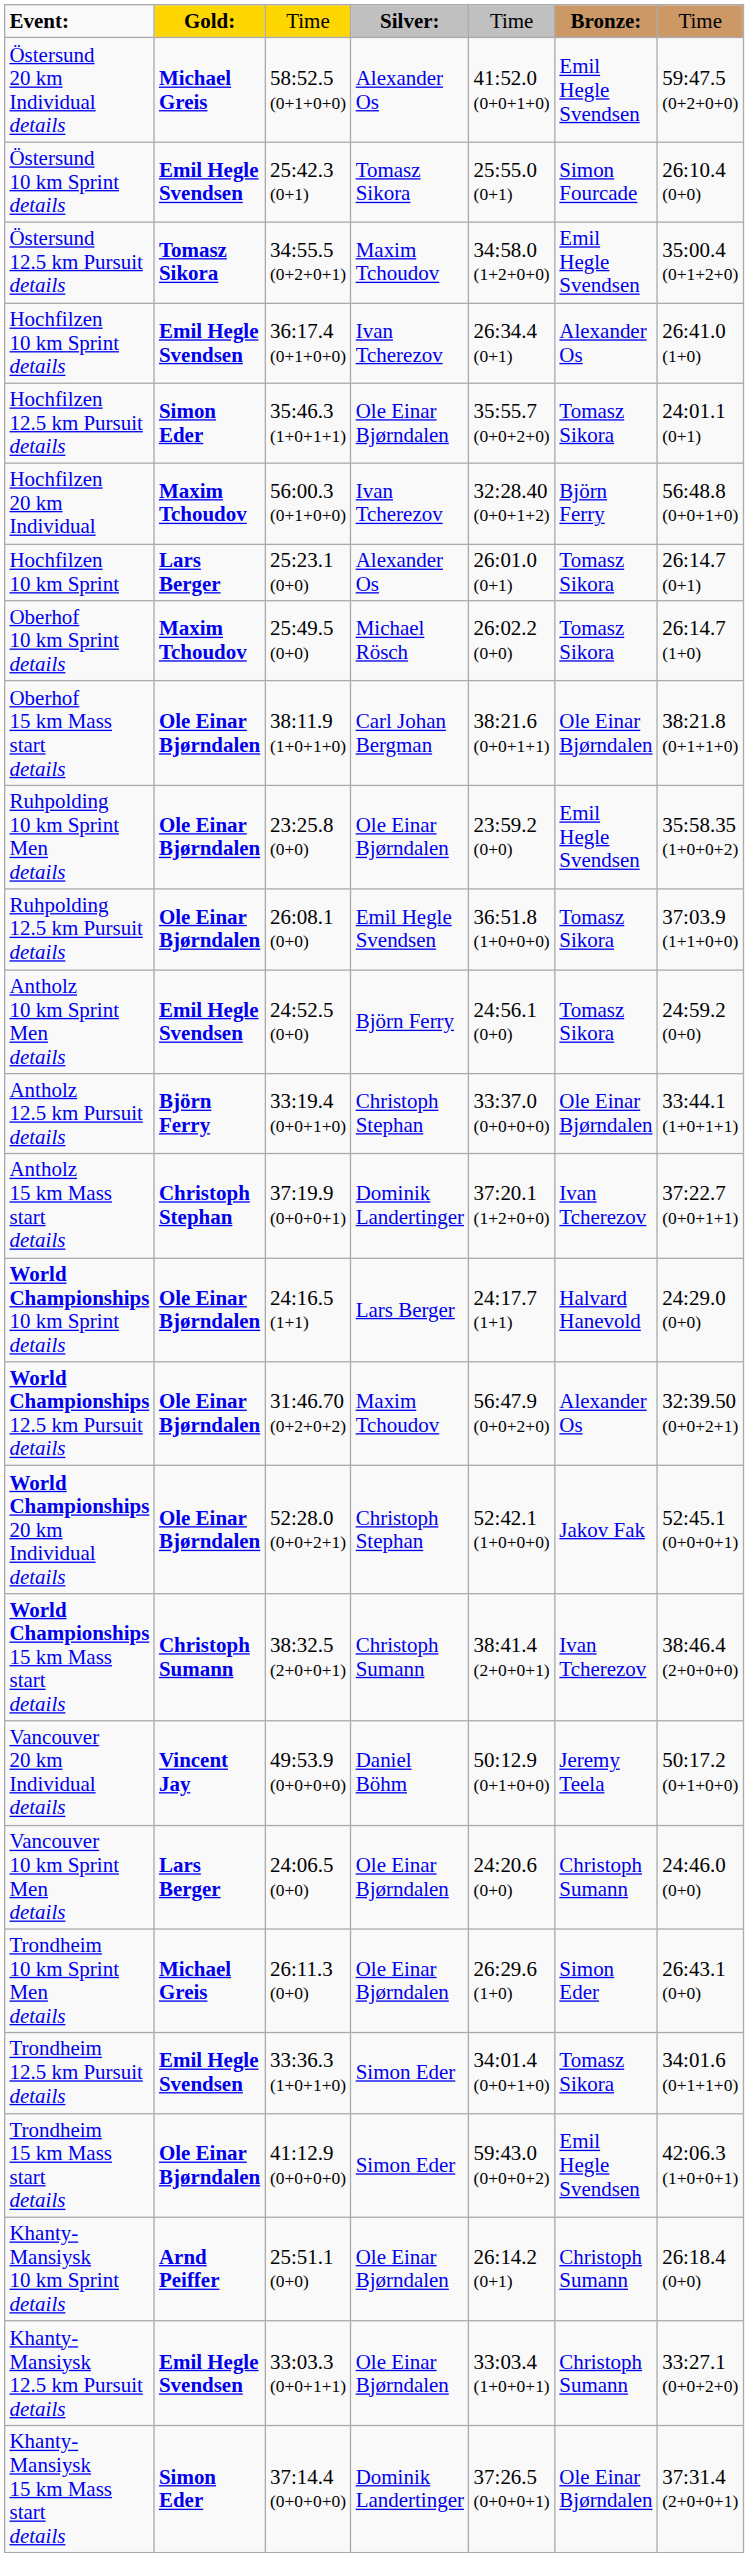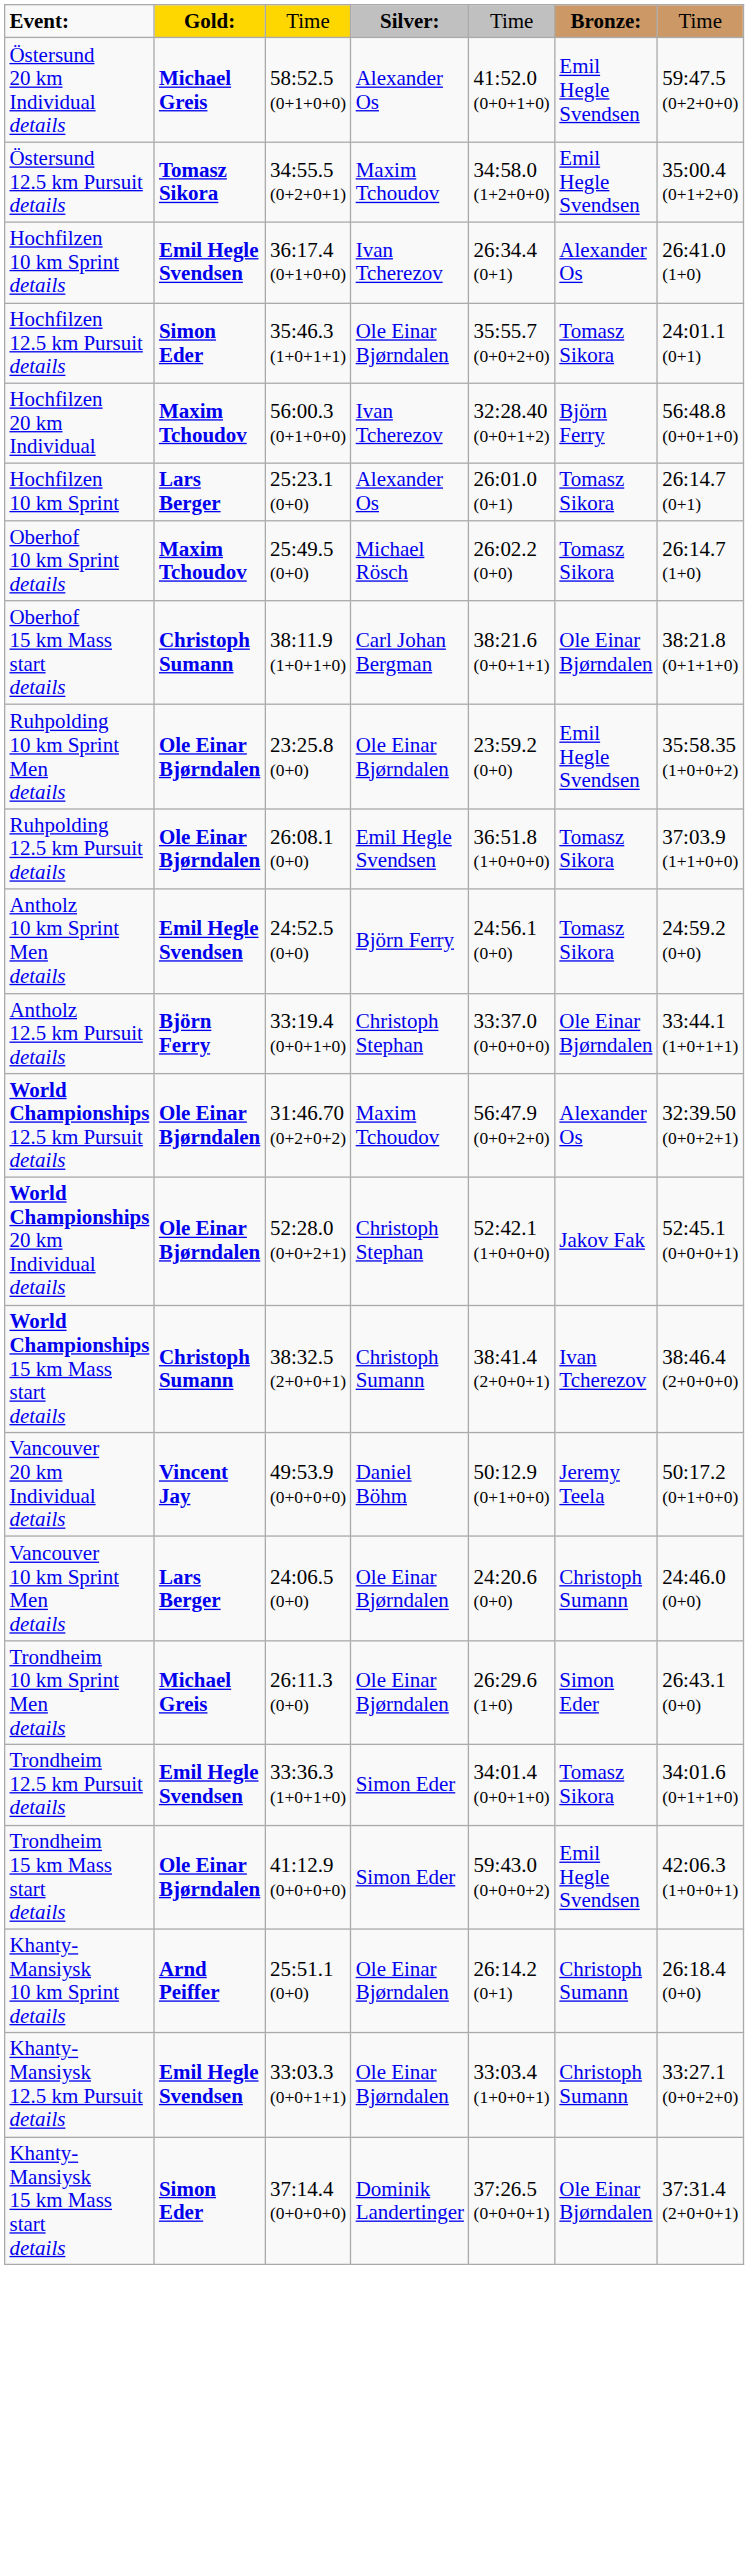- row: (64, 181)
(210, 732) Ole Einar Bjørndalen -> (204, 652) Christoph Sumann
- row: (61, 1205)
- row: (79, 1309)
